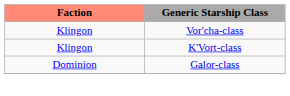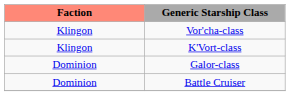+ row: (215, 82)
